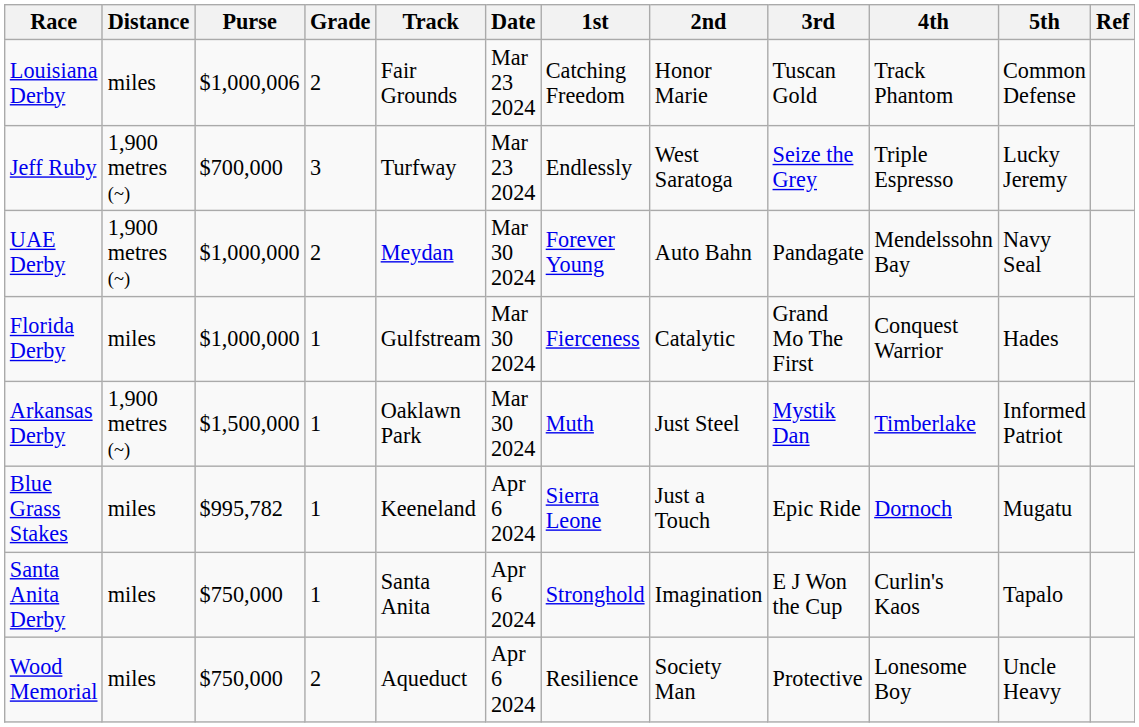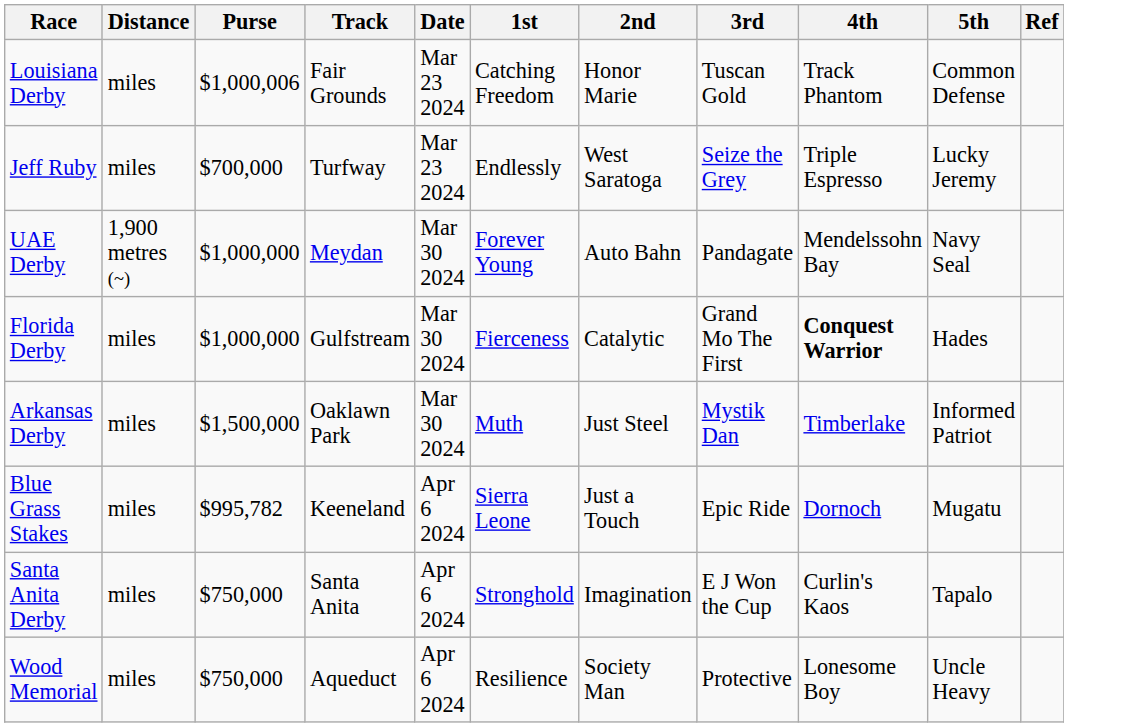- column: (340, 22)
(137, 167) 1,900 metres (~) -> (132, 167) miles
(916, 338) normal -> (849, 338) bold
(137, 423) 1,900 metres (~) -> (132, 423) miles
